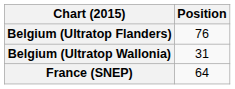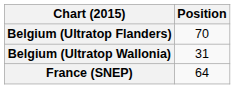(202, 34) 76 -> (202, 34) 70
